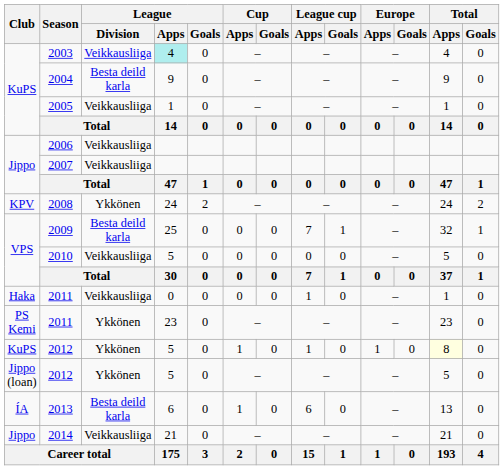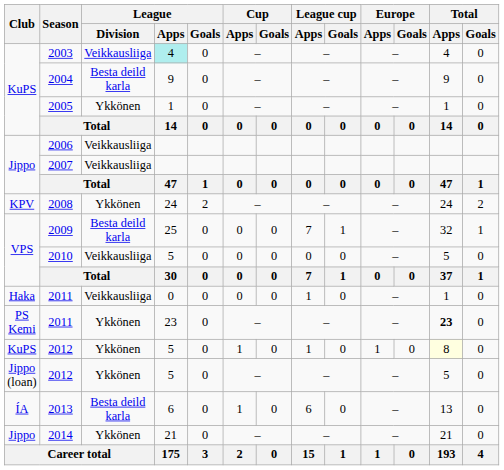(118, 106) Veikkausliiga -> (118, 106) Ykkönen
(446, 322) normal -> (446, 322) bold
(118, 435) Veikkausliiga -> (118, 435) Ykkönen
